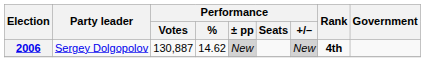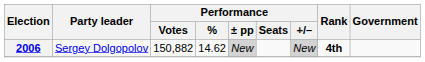(173, 48) 130,887 -> (173, 48) 150,882
